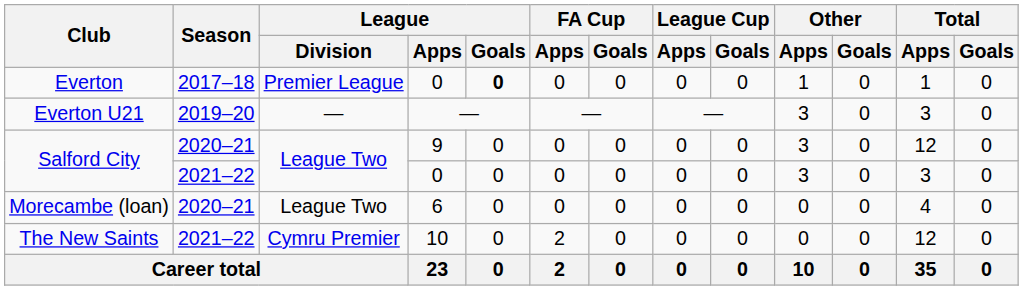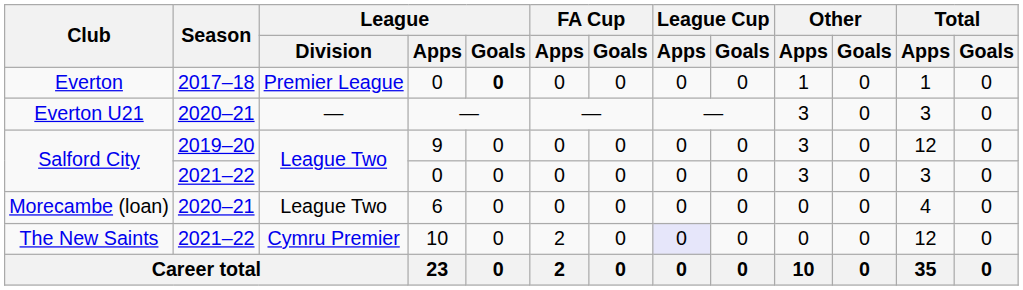(216, 113) 2019–20 -> (216, 113) 2020–21
(216, 144) 2020–21 -> (216, 144) 2019–20
(681, 238) no background -> (681, 238) lavender background
